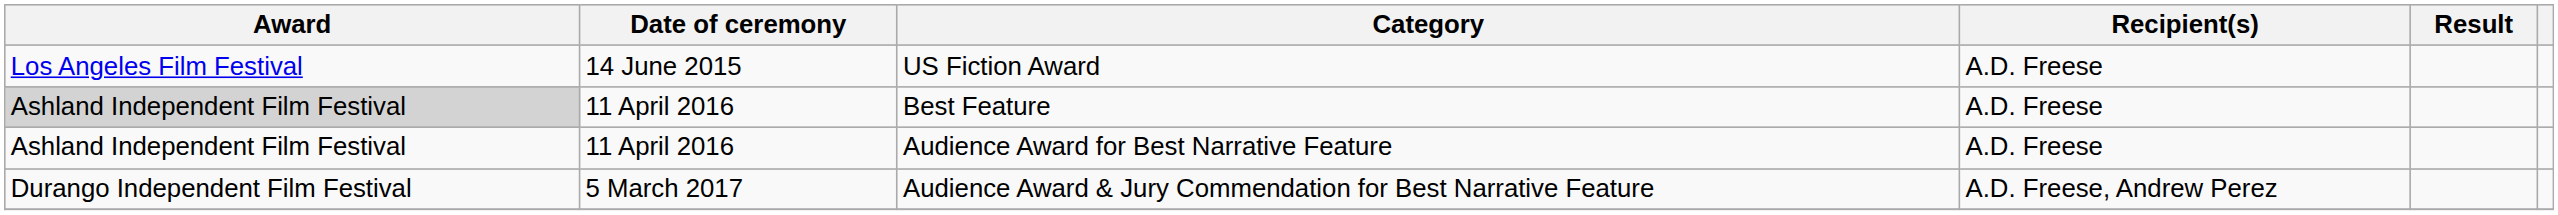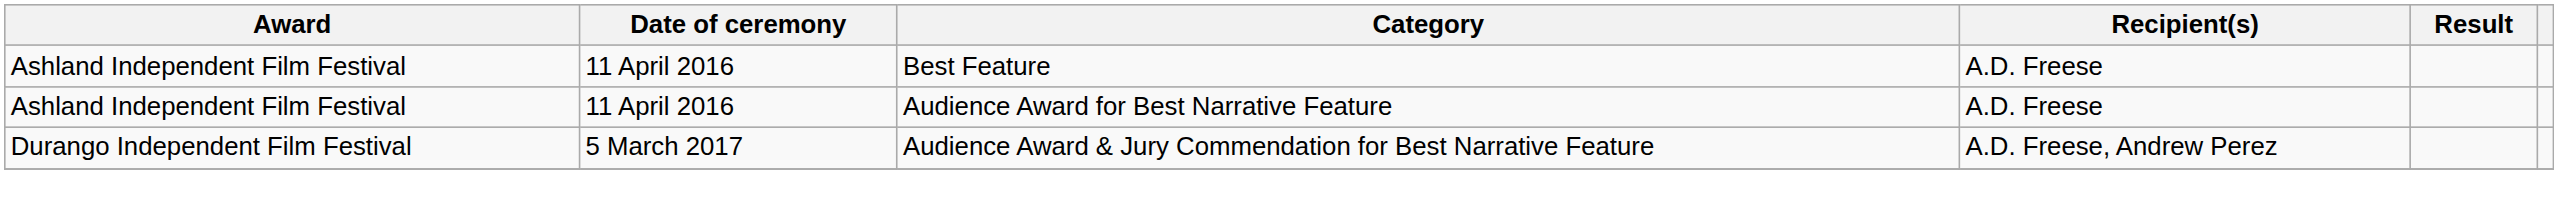- row: (1002, 65)
(208, 106) lightgrey background -> (208, 65) no background
